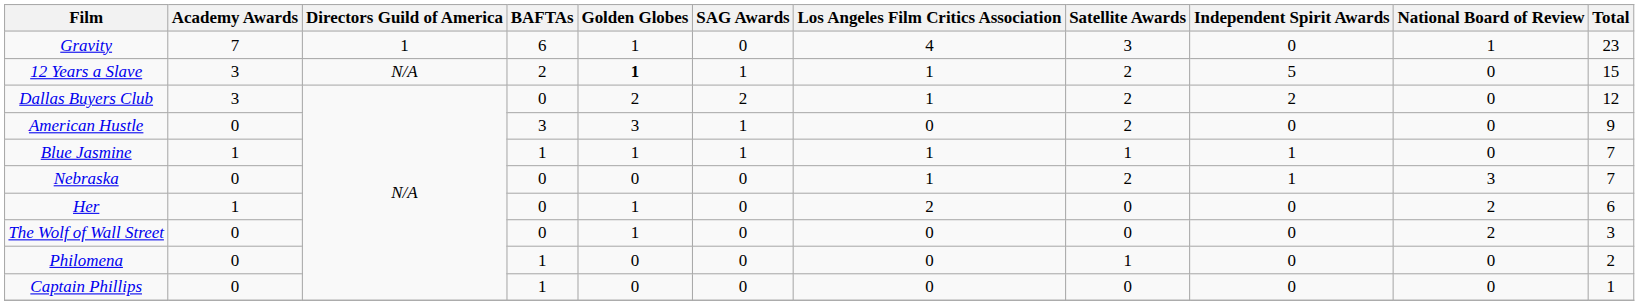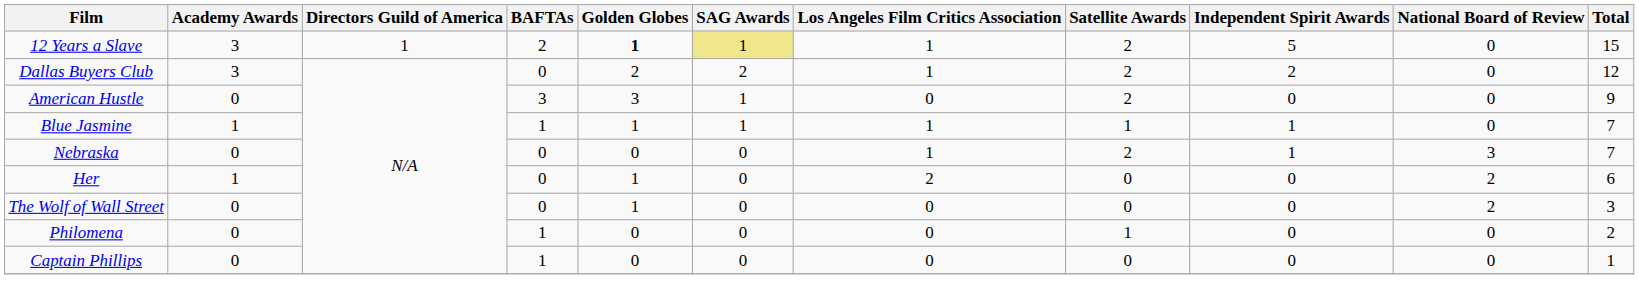- row: (86, 44)
(404, 71) N/A -> (404, 44) 1
(743, 71) no background -> (743, 44) khaki background
